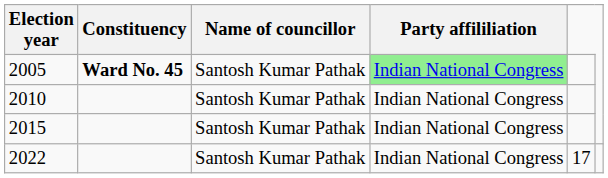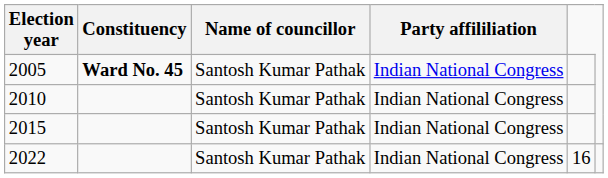(469, 69) lightgreen background -> (469, 69) no background
(581, 157) 17 -> (581, 157) 16
